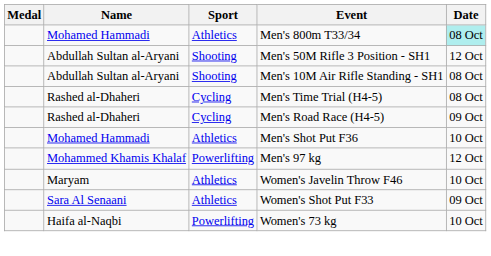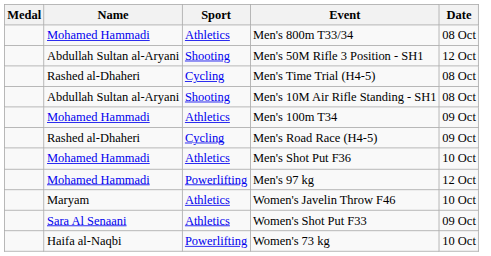(466, 35) paleturquoise background -> (459, 35) no background
rows swapped: (321, 97) <-> (352, 76)
+ row: (295, 117)
(117, 158) Mohammed Khamis Khalaf -> (98, 179) Mohamed Hammadi
